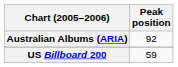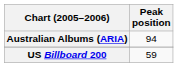(151, 39) 92 -> (151, 39) 94
